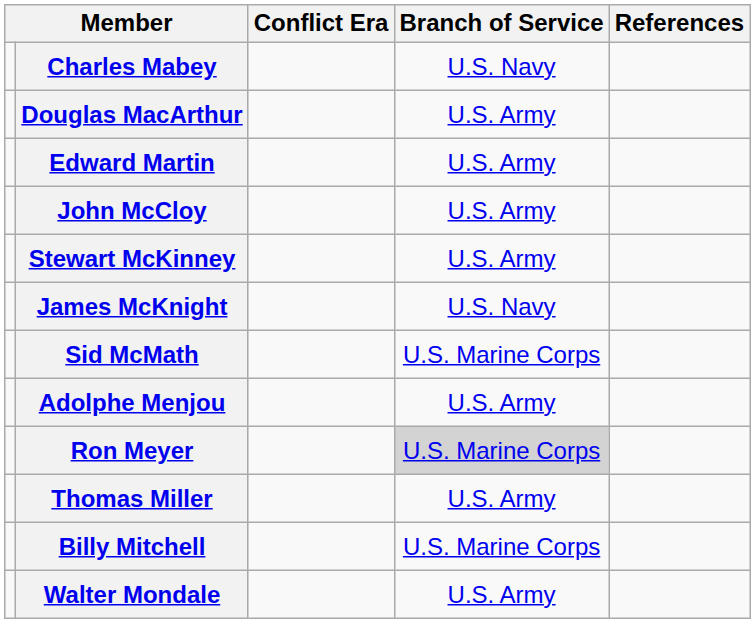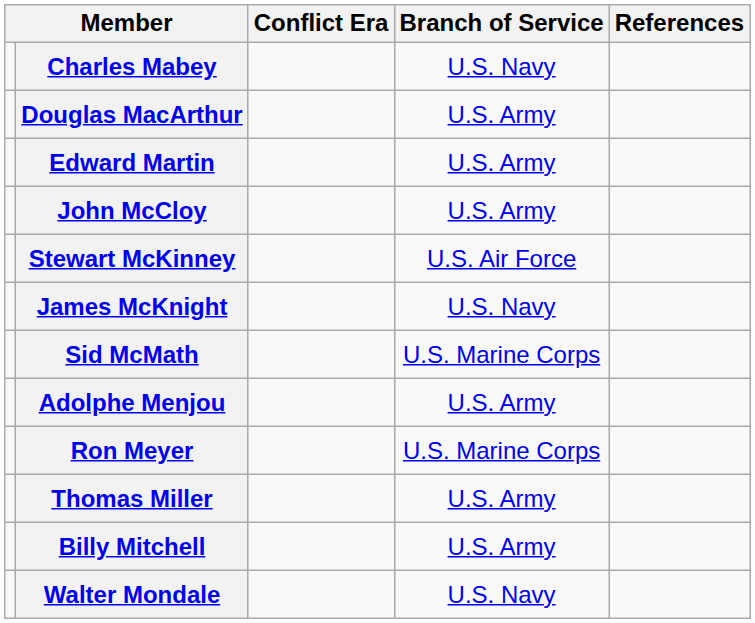(502, 258) U.S. Army -> (502, 258) U.S. Air Force
(502, 450) lightgrey background -> (502, 450) no background
(502, 546) U.S. Marine Corps -> (502, 546) U.S. Army
(502, 594) U.S. Army -> (502, 594) U.S. Navy
